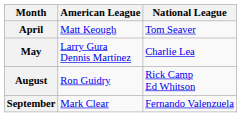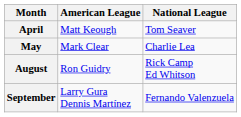(96, 52) Larry Gura Dennis Martínez -> (85, 46) Mark Clear
(85, 103) Mark Clear -> (96, 97) Larry Gura Dennis Martínez
